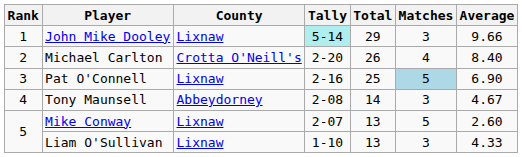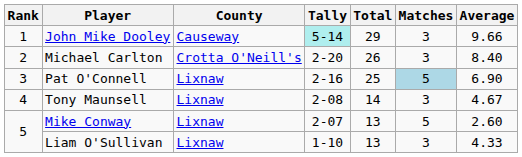(200, 36) Lixnaw -> (208, 36) Causeway
(426, 57) 4 -> (426, 57) 3
(220, 100) Abbeydorney -> (200, 100) Lixnaw
